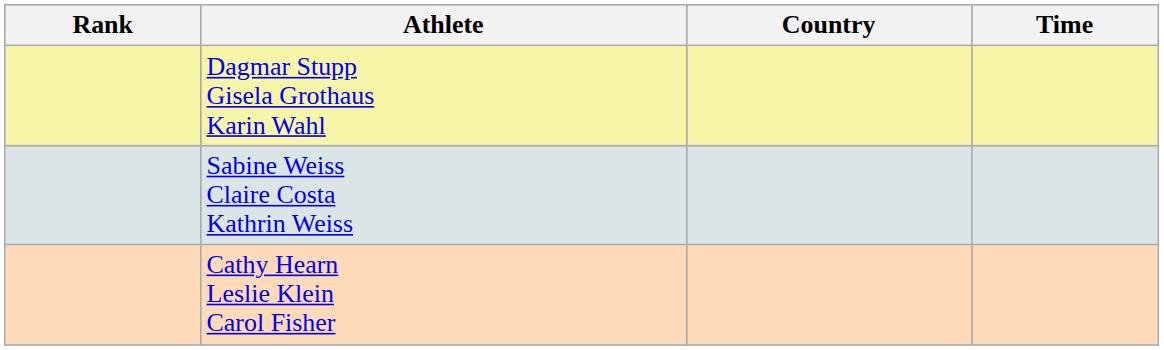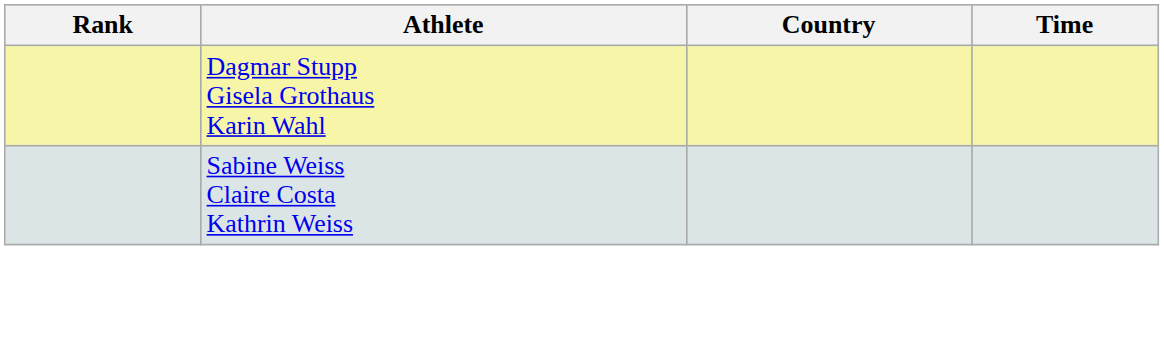- row: (272, 294)
